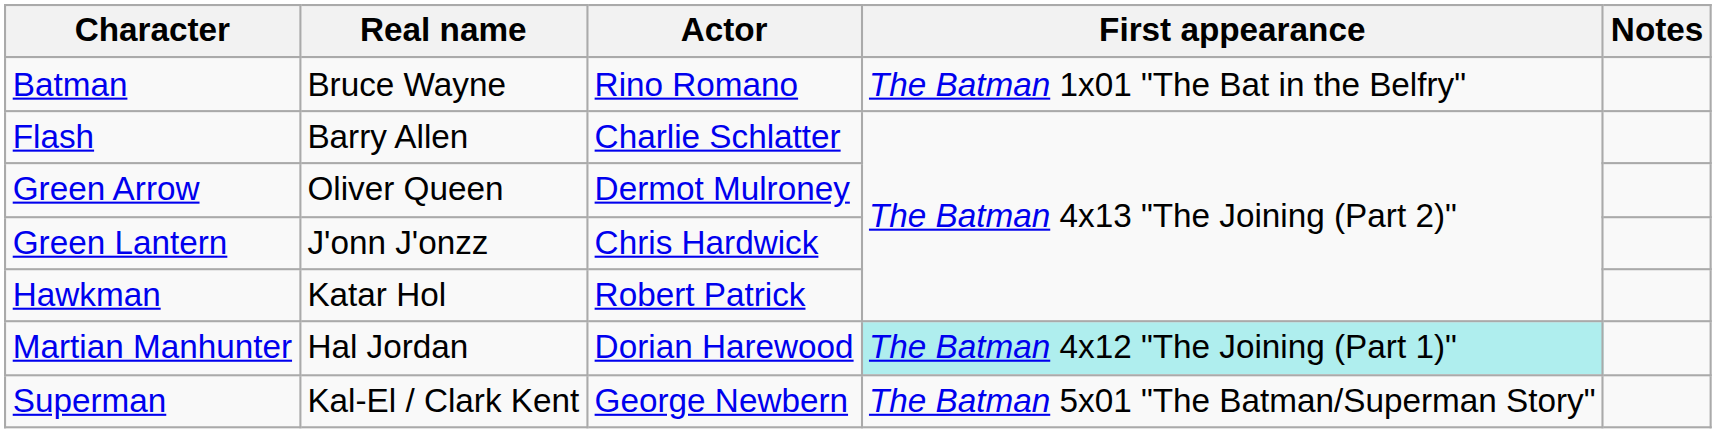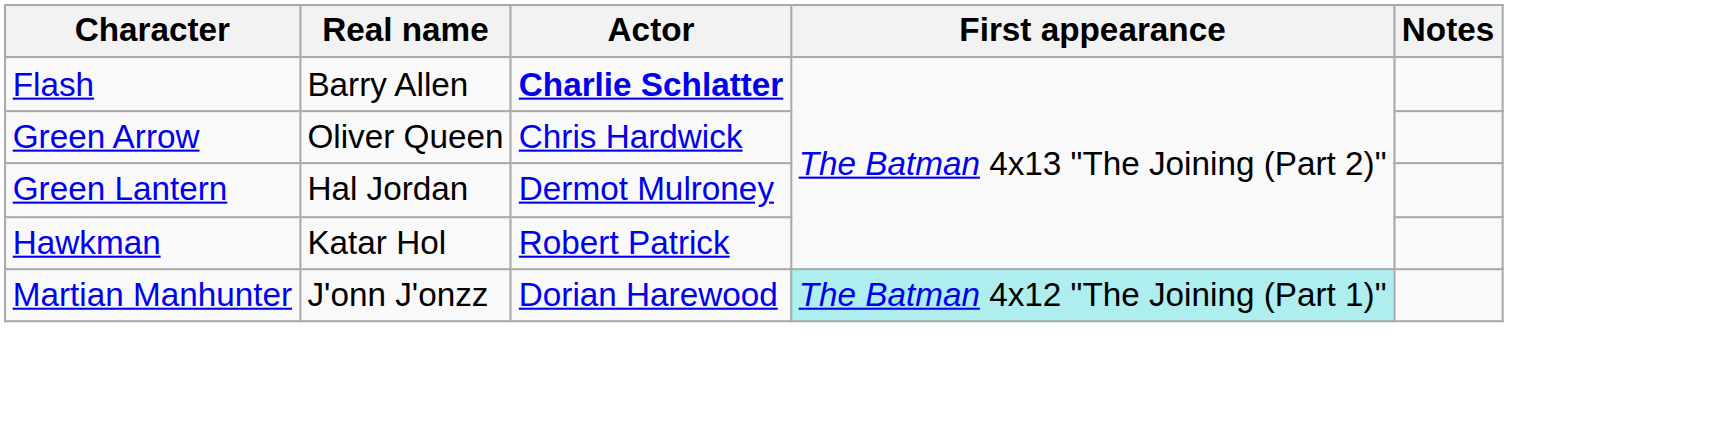- row: (70, 83)
(718, 136) normal -> (651, 83) bold
(722, 189) Dermot Mulroney -> (631, 136) Chris Hardwick
(398, 242) J'onn J'onzz -> (388, 189) Hal Jordan
(707, 242) Chris Hardwick -> (646, 189) Dermot Mulroney
(388, 347) Hal Jordan -> (398, 294) J'onn J'onzz
- row: (89, 400)
